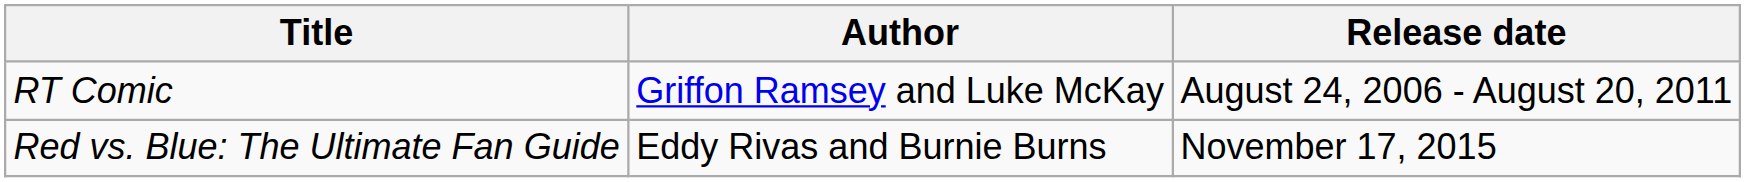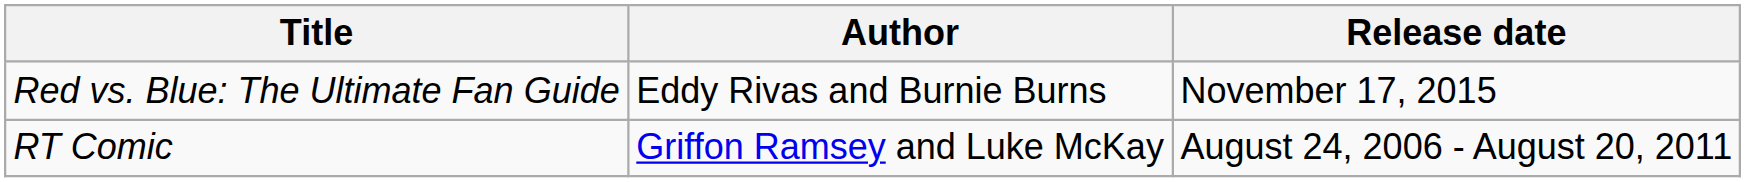rows swapped: (93, 90) <-> (317, 147)
